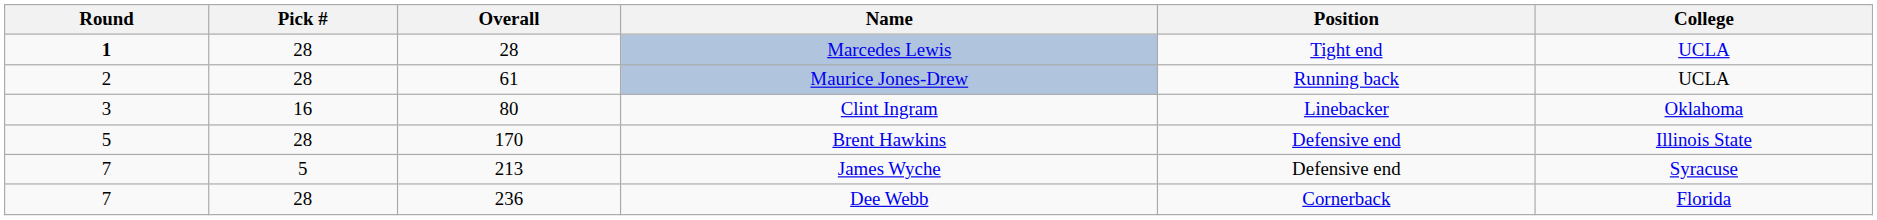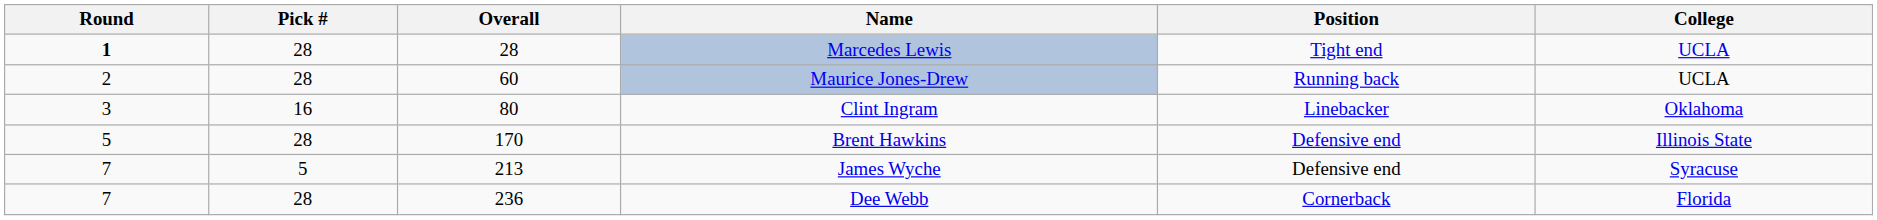(509, 79) 61 -> (509, 79) 60
